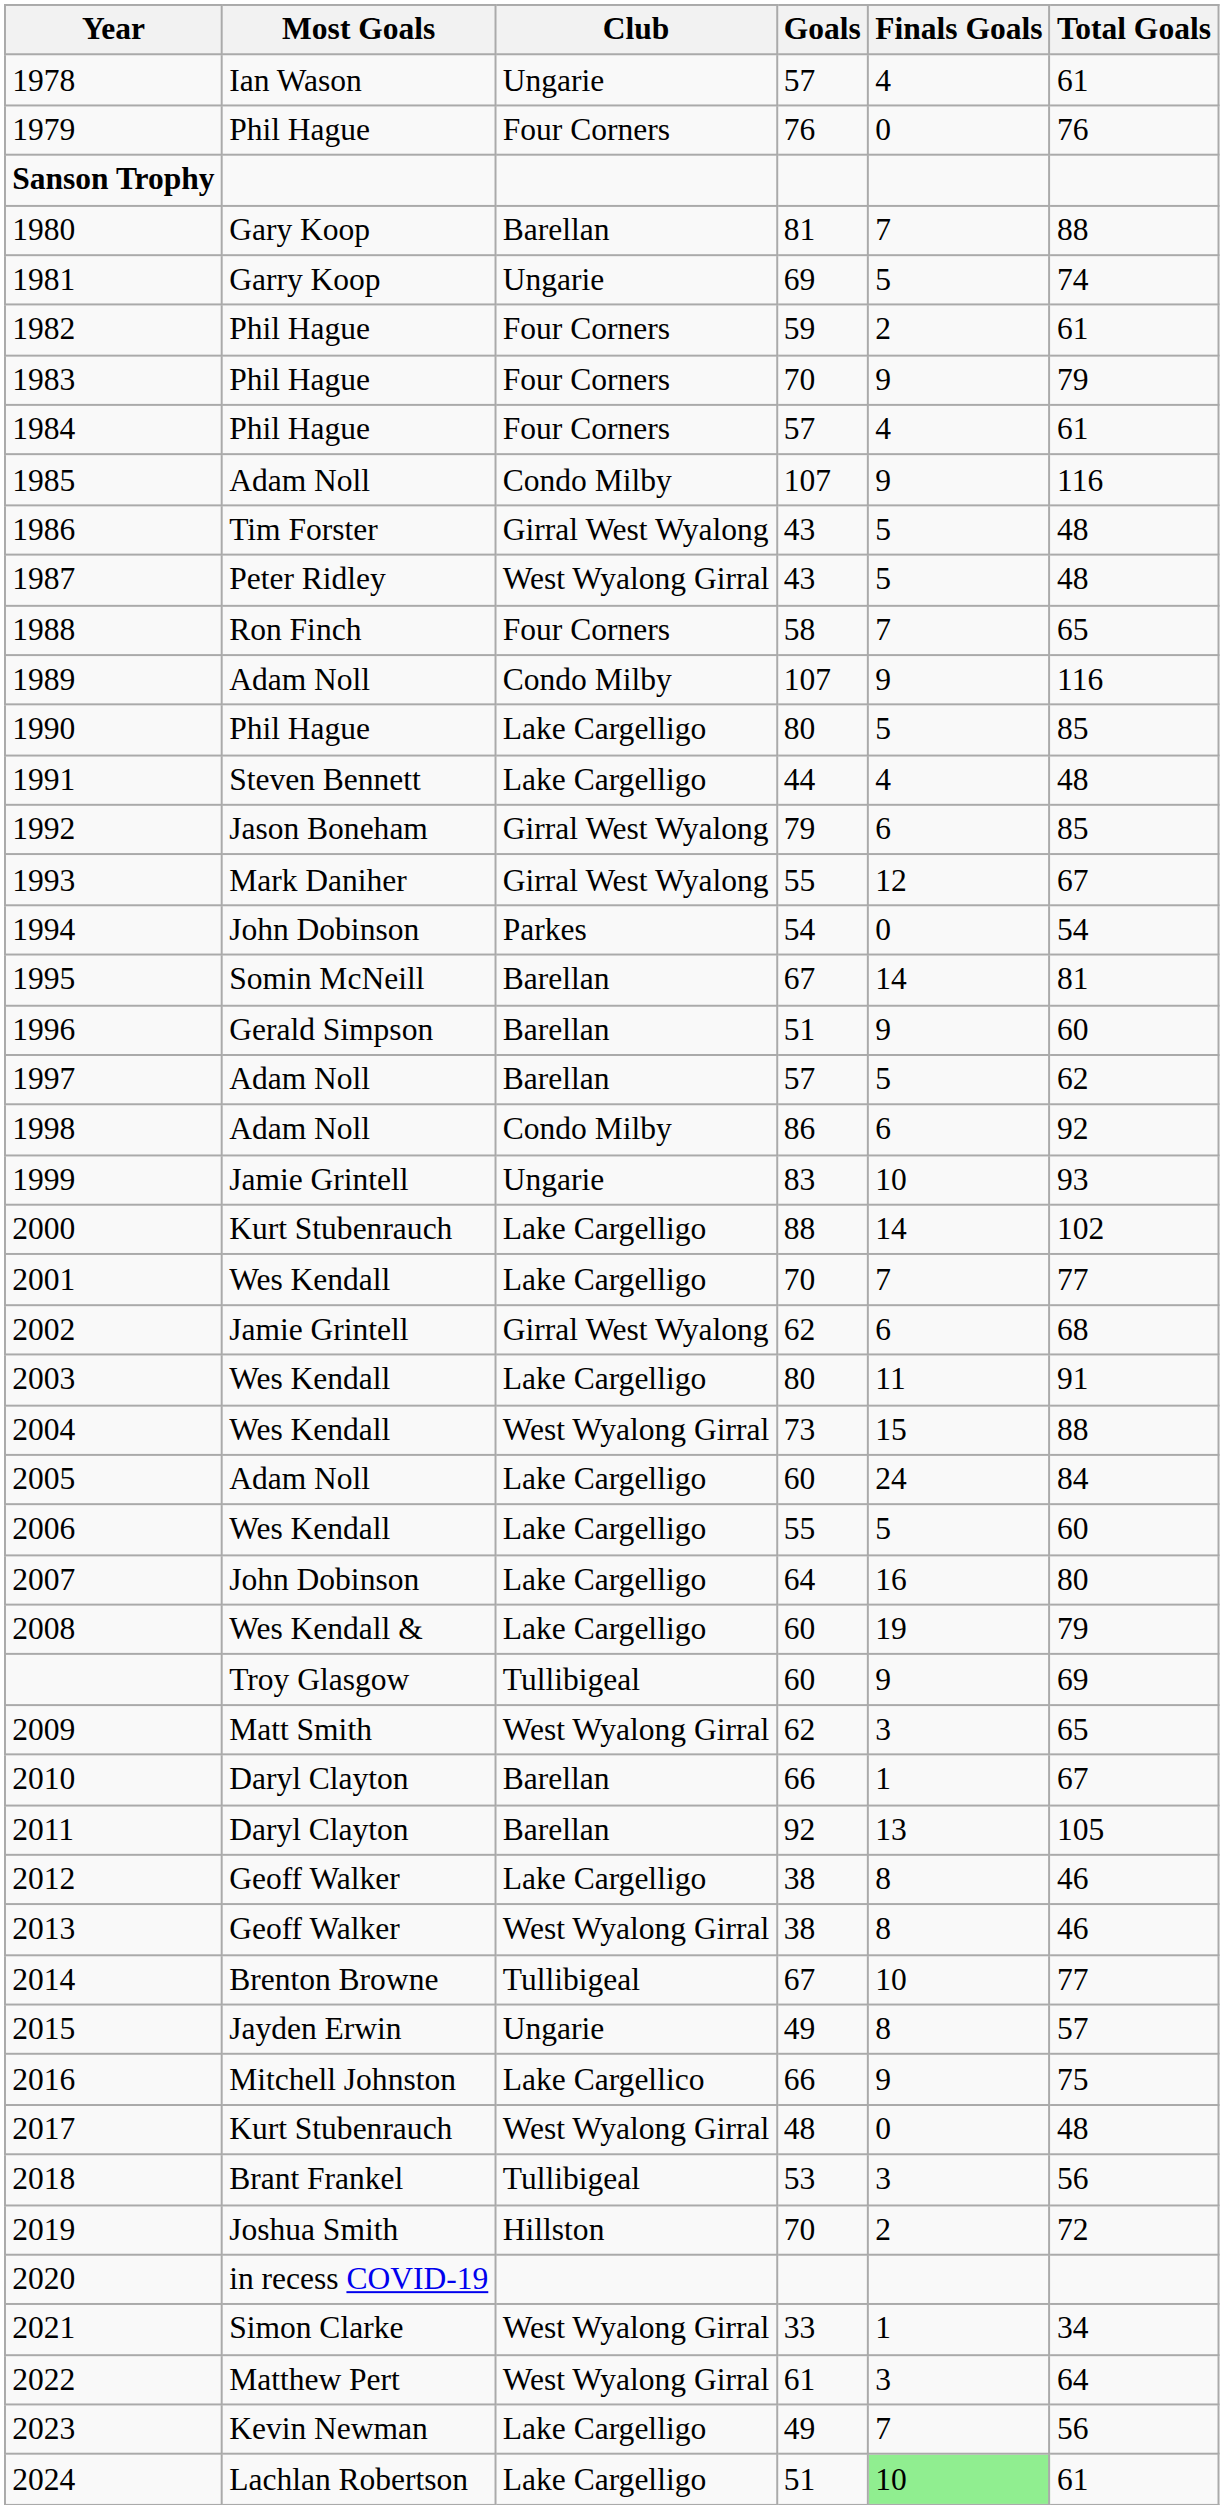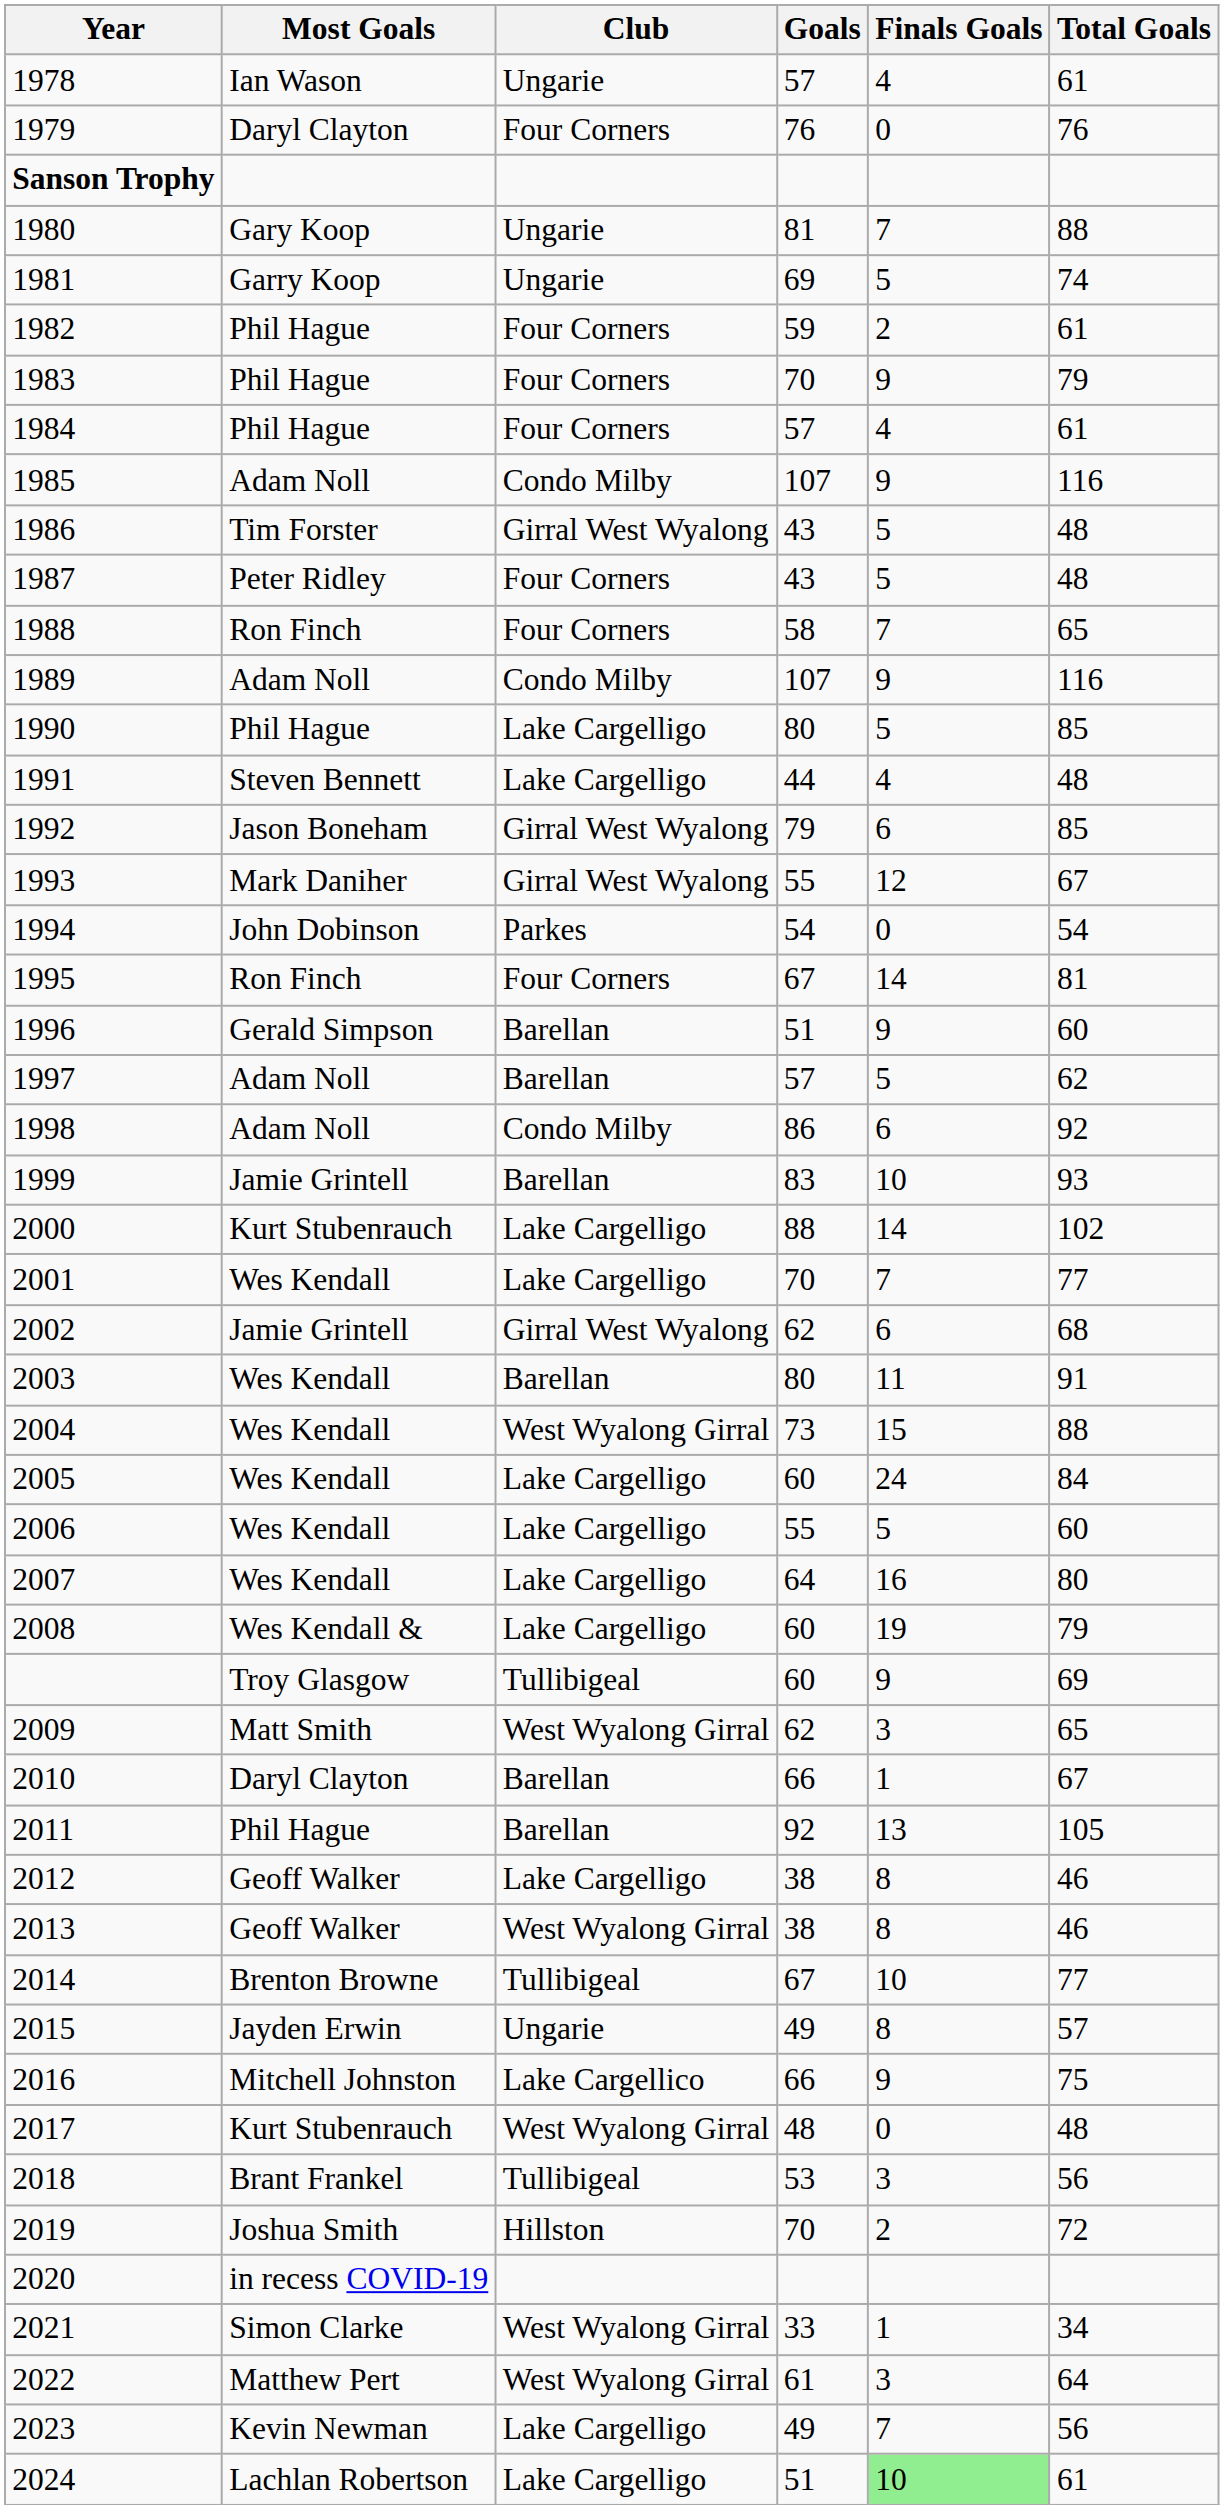(300, 129) Phil Hague -> (319, 129) Daryl Clayton
(556, 229) Barellan -> (554, 229) Ungarie
(636, 579) West Wyalong Girral -> (586, 579) Four Corners
(327, 979) Somin McNeill -> (295, 979) Ron Finch
(556, 979) Barellan -> (586, 979) Four Corners
(554, 1179) Ungarie -> (556, 1179) Barellan
(604, 1379) Lake Cargelligo -> (556, 1379) Barellan
(300, 1479) Adam Noll -> (310, 1479) Wes Kendall
(324, 1579) John Dobinson -> (310, 1579) Wes Kendall
(319, 1829) Daryl Clayton -> (300, 1829) Phil Hague
